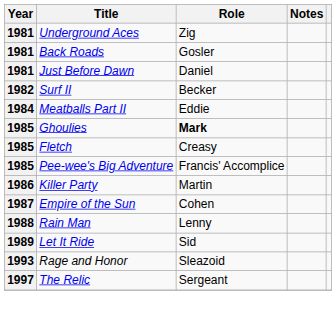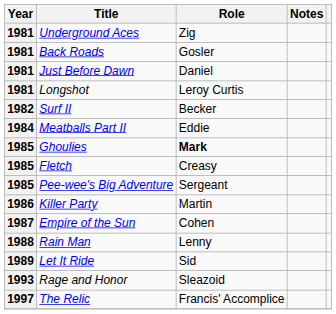+ row: (64, 90)
(232, 166) Francis' Accomplice -> (203, 185) Sergeant
(203, 280) Sergeant -> (232, 299) Francis' Accomplice
